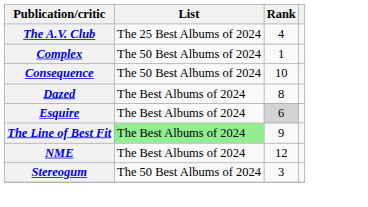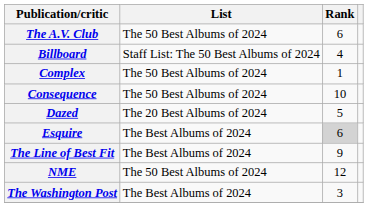(189, 34) The 25 Best Albums of 2024 -> (195, 34) The 50 Best Albums of 2024
(281, 34) 4 -> (340, 34) 6
+ row: (62, 53)
(181, 93) The Best Albums of 2024 -> (195, 113) The 20 Best Albums of 2024
(281, 93) 8 -> (340, 113) 5
(181, 133) lightgreen background -> (187, 152) no background
(181, 152) The Best Albums of 2024 -> (195, 172) The 50 Best Albums of 2024
- row: (59, 172)
+ row: (62, 192)
